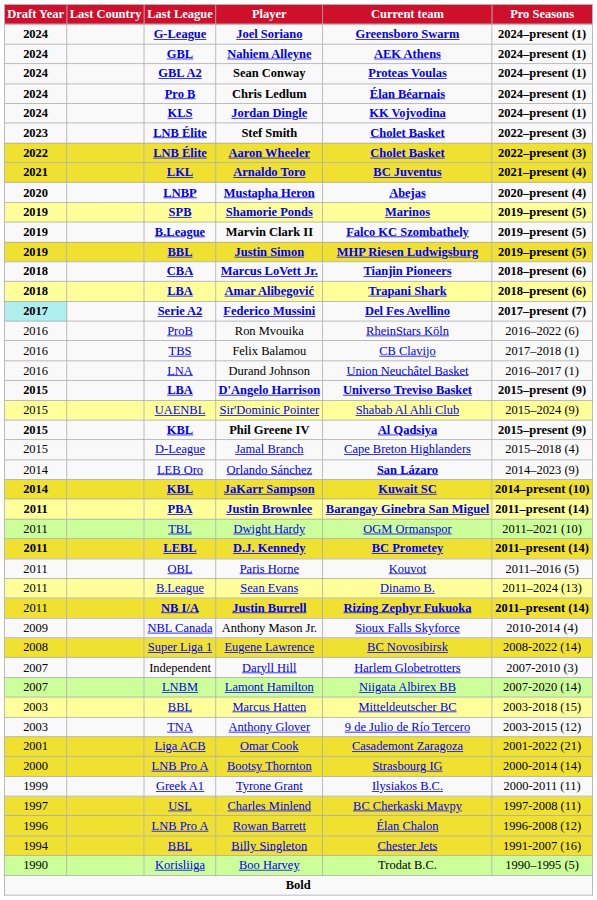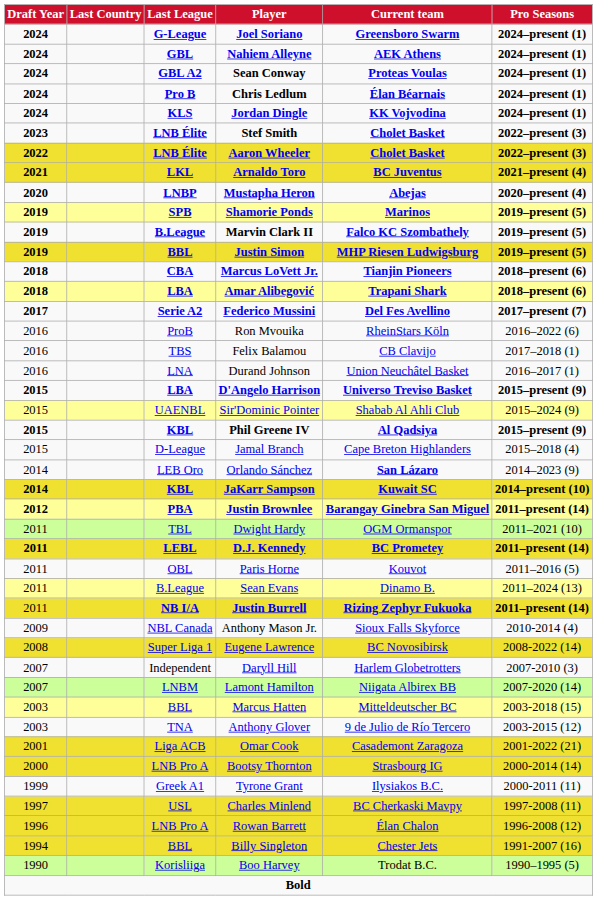(36, 311) paleturquoise background -> (36, 311) no background
(36, 509) 2011 -> (36, 509) 2012
